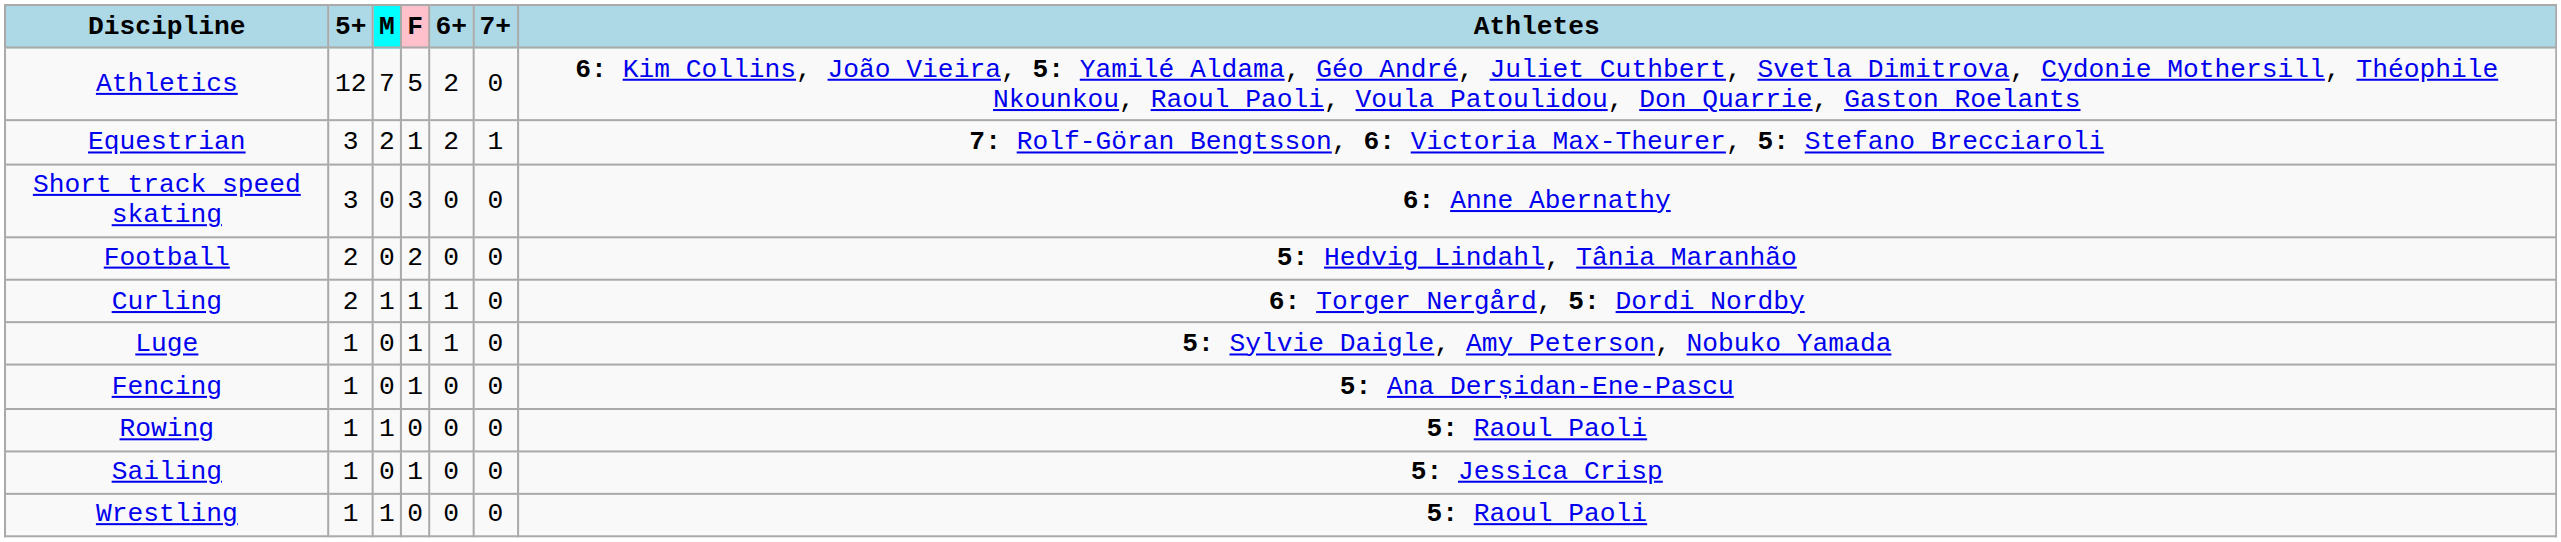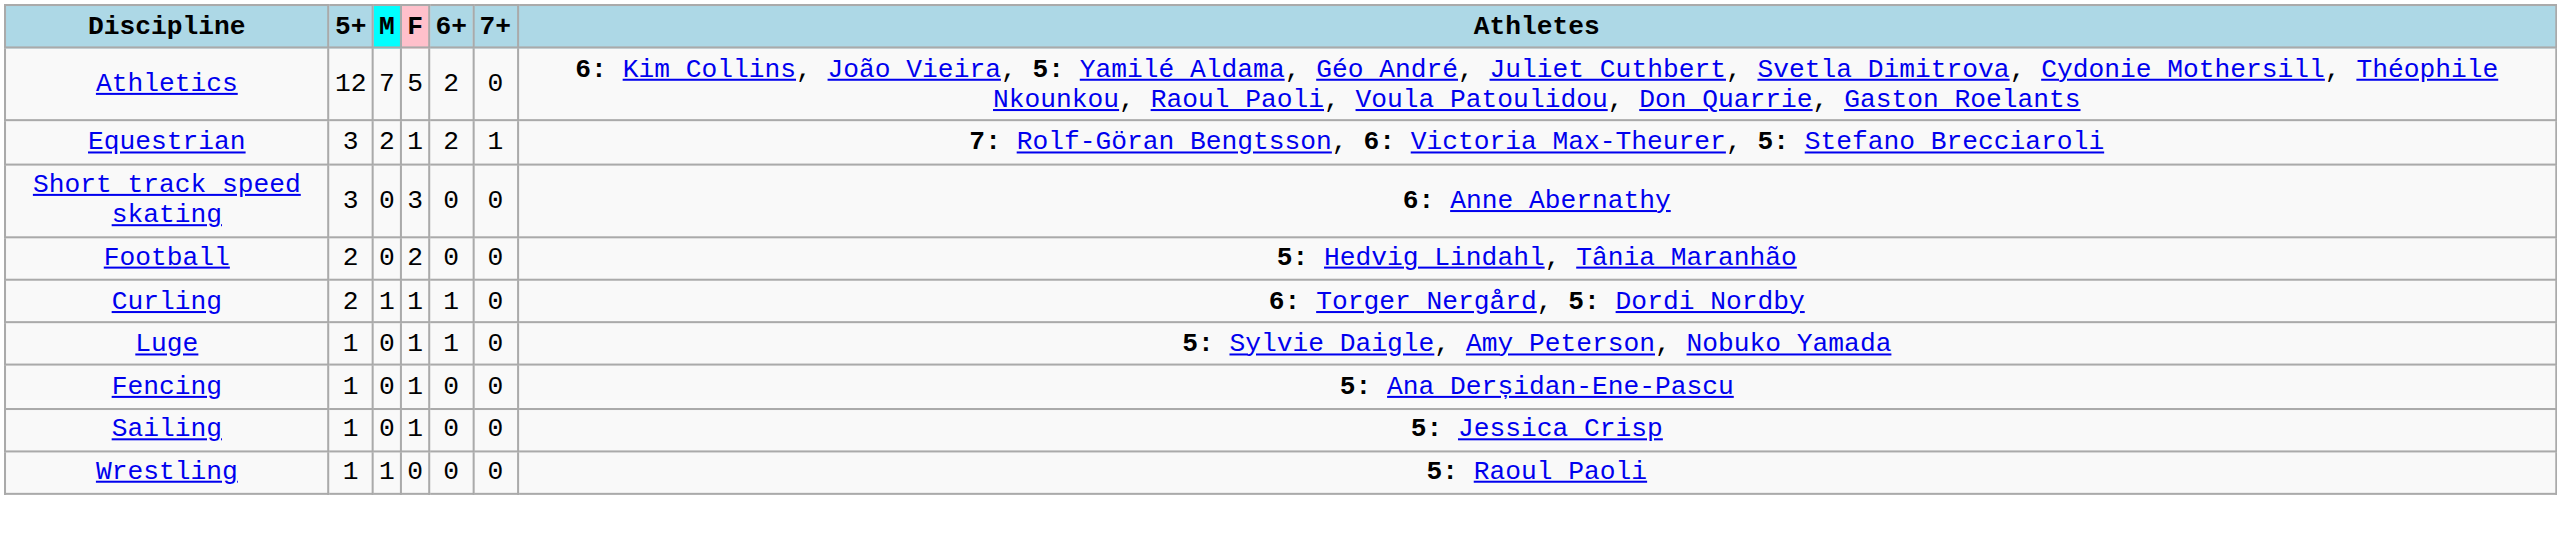- row: (167, 429)
